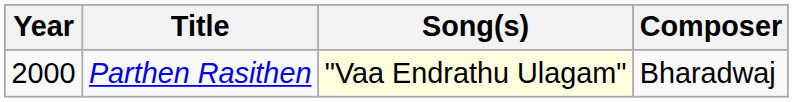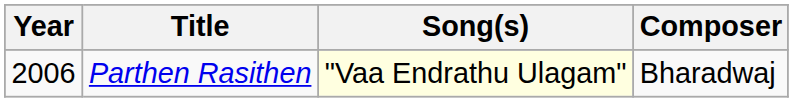(44, 73) 2000 -> (44, 73) 2006
